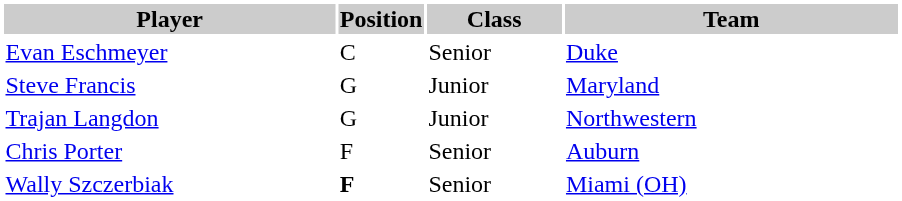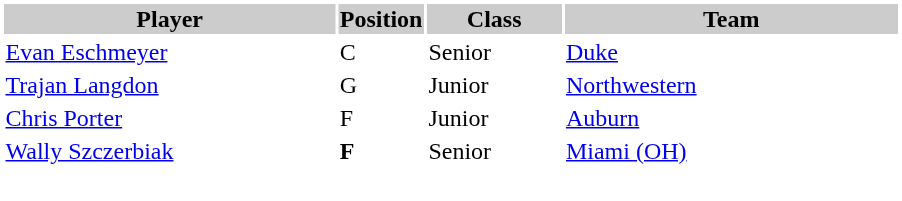- row: (70, 84)
(460, 150) Senior -> (458, 117) Junior
